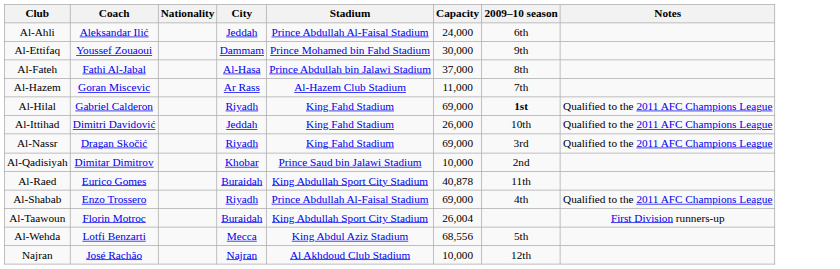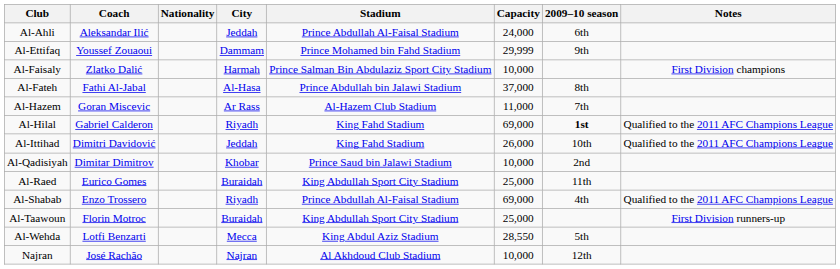(458, 51) 30,000 -> (518, 51) 29,999
+ row: (37, 69)
- row: (37, 143)
(458, 180) 40,878 -> (518, 180) 25,000
(458, 217) 26,004 -> (518, 217) 25,000
(458, 236) 68,556 -> (518, 236) 28,550
